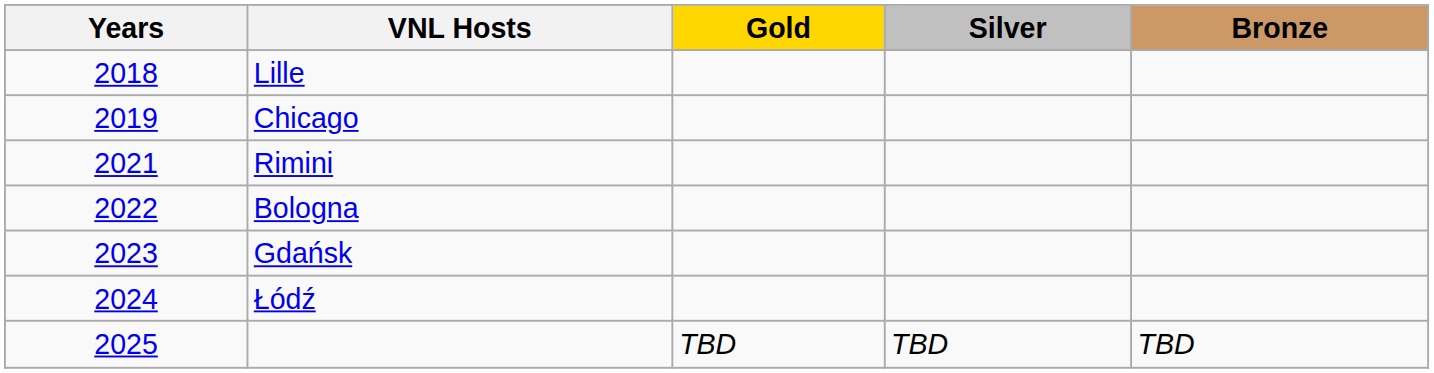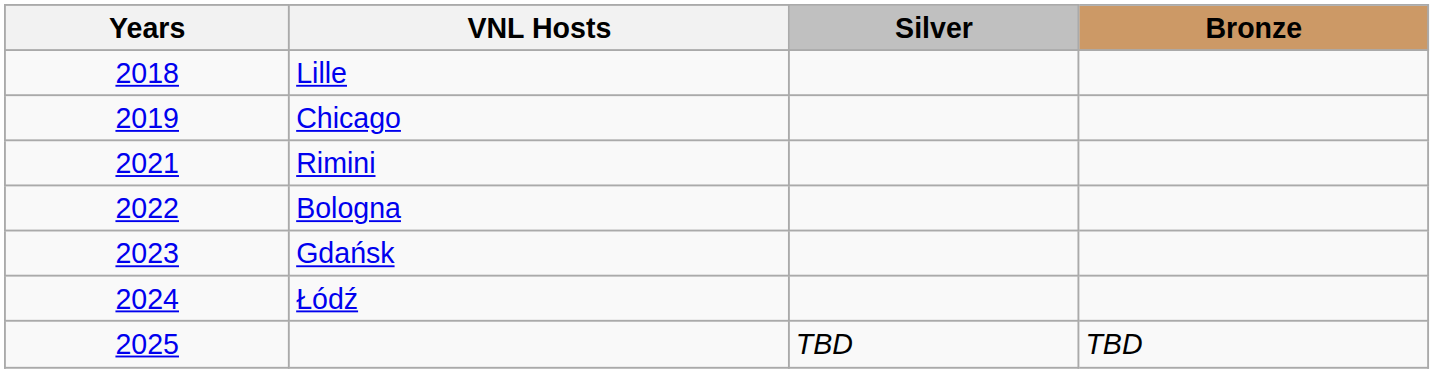- column: (778, 28)
